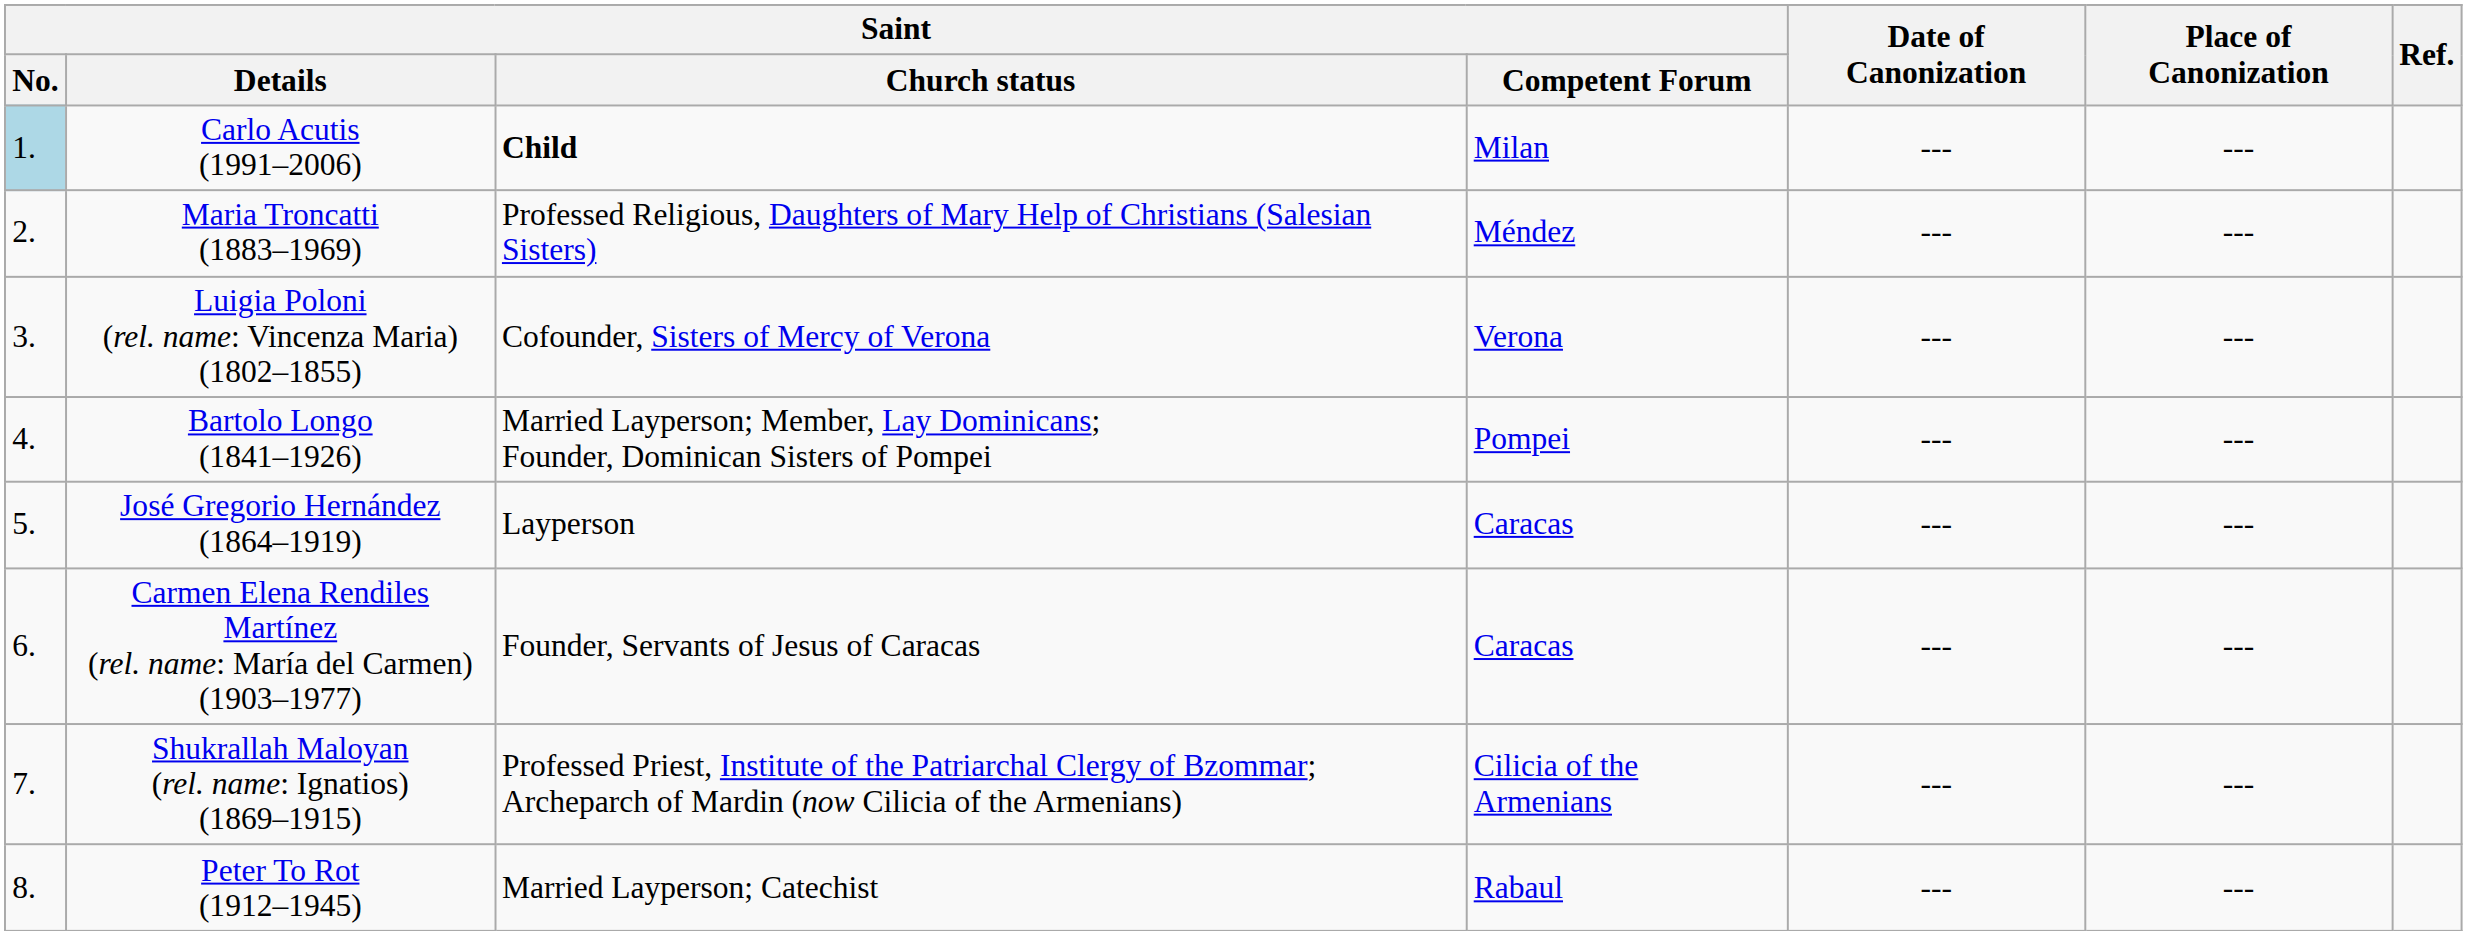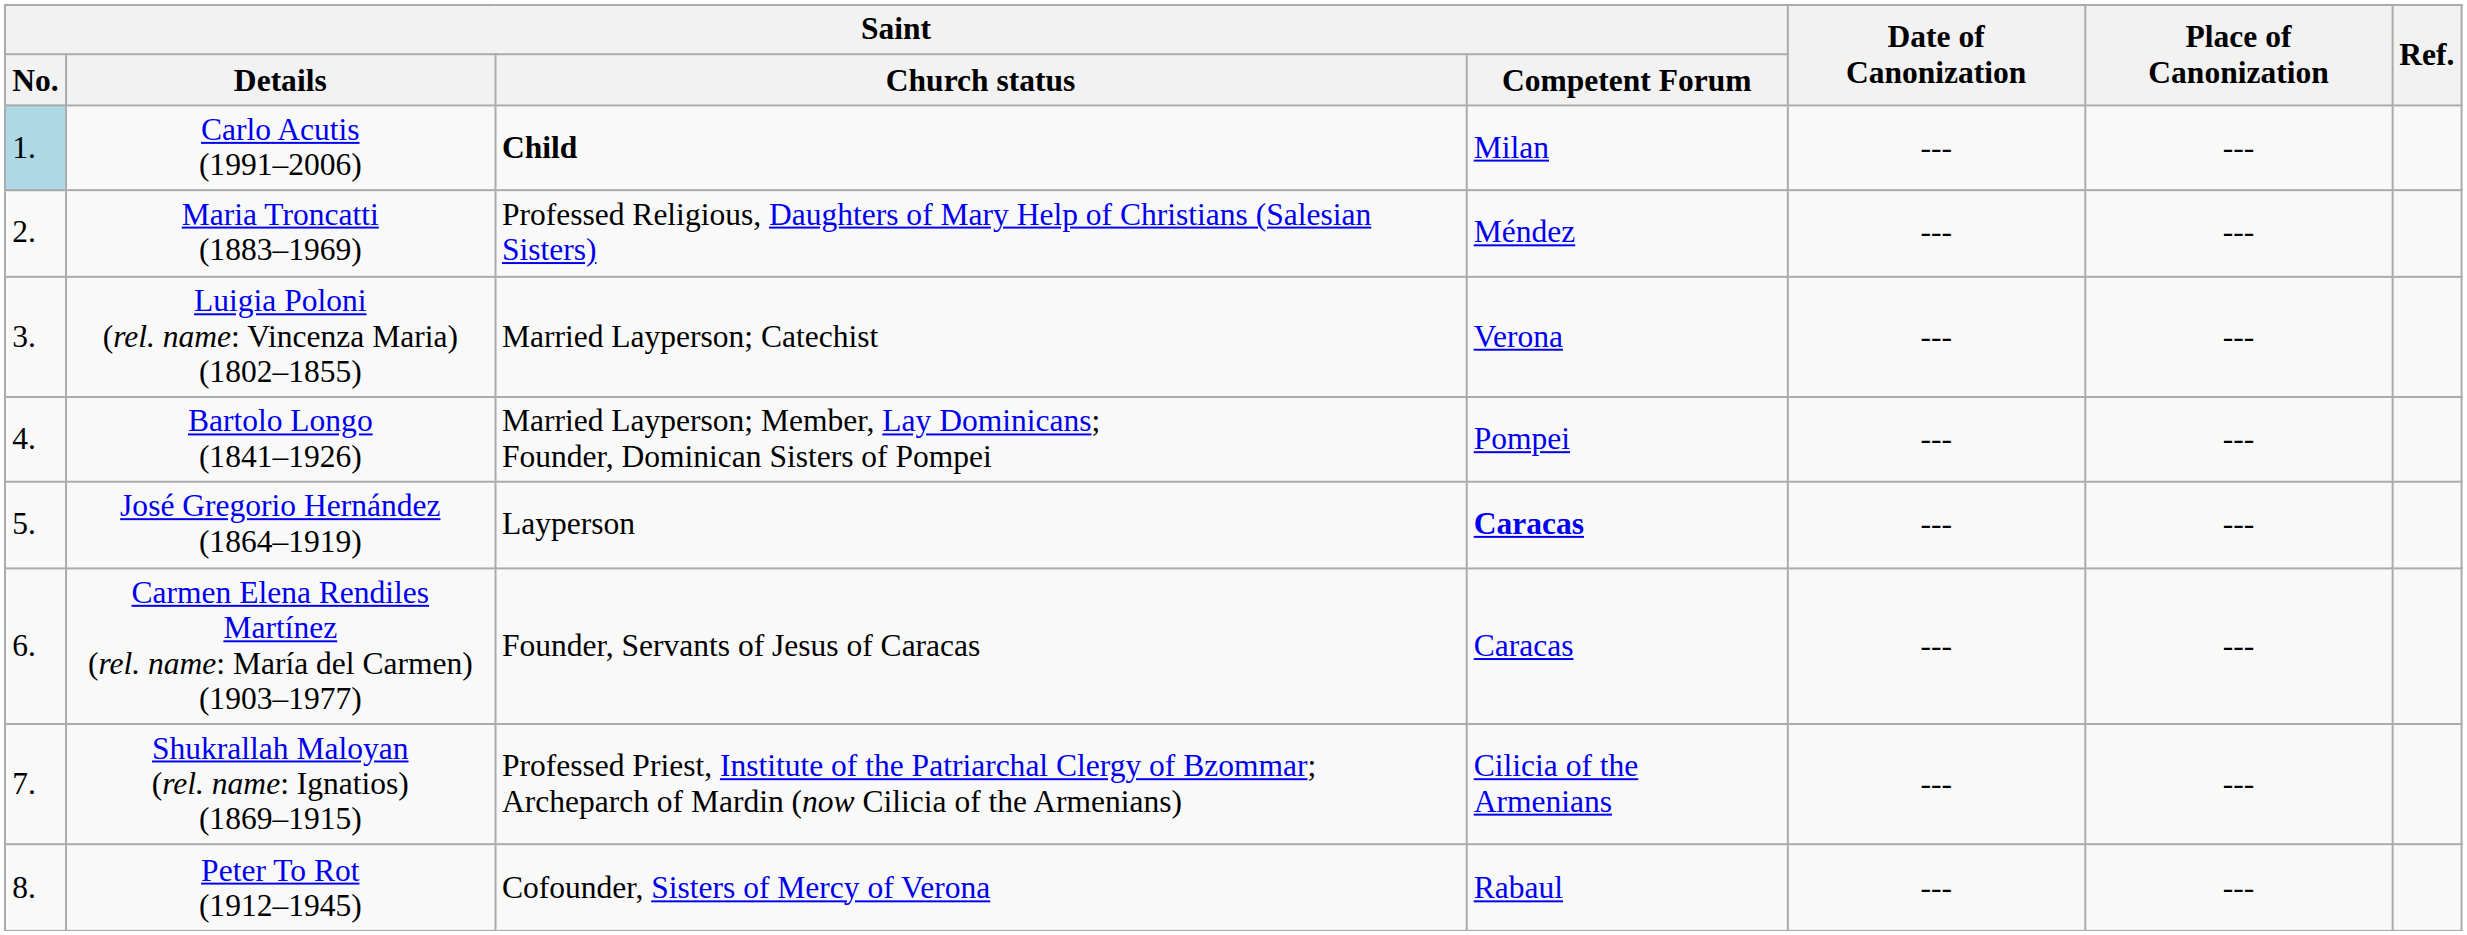(746, 335) Cofounder, Sisters of Mercy of Verona -> (690, 335) Married Layperson; Catechist
(1524, 524) normal -> (1529, 524) bold
(690, 887) Married Layperson; Catechist -> (746, 887) Cofounder, Sisters of Mercy of Verona
